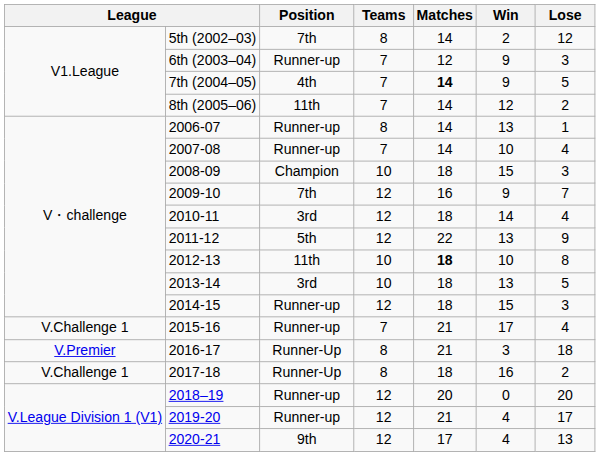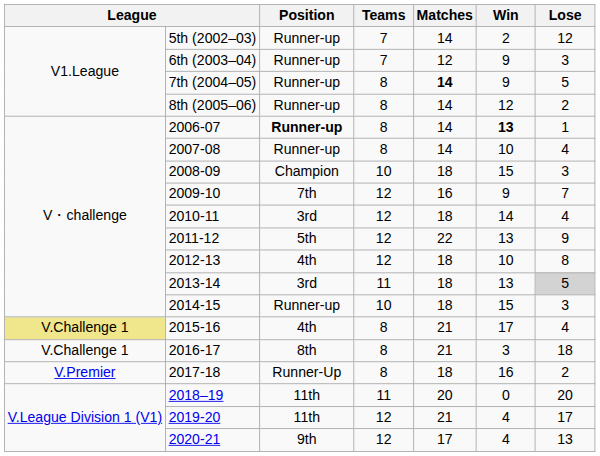(307, 37) 7th -> (307, 37) Runner-up
(384, 37) 8 -> (384, 37) 7
(307, 82) 4th -> (307, 82) Runner-up
(384, 82) 7 -> (384, 82) 8
(307, 104) 11th -> (307, 104) Runner-up
(384, 104) 7 -> (384, 104) 8
(307, 127) normal -> (307, 127) bold
(506, 127) normal -> (506, 127) bold
(384, 149) 7 -> (384, 149) 8
(307, 261) 11th -> (307, 261) 4th
(384, 261) 10 -> (384, 261) 12
(445, 261) bold -> (445, 261) normal
(384, 283) 10 -> (384, 283) 11
(565, 283) no background -> (565, 283) lightgrey background
(384, 305) 12 -> (384, 305) 10
(85, 328) no background -> (85, 328) khaki background
(307, 328) Runner-up -> (307, 328) 4th
(384, 328) 7 -> (384, 328) 8
(85, 350) V.Premier -> (85, 350) V.Challenge 1
(307, 350) Runner-Up -> (307, 350) 8th
(85, 372) V.Challenge 1 -> (85, 372) V.Premier
(307, 395) Runner-up -> (307, 395) 11th
(384, 395) 12 -> (384, 395) 11
(307, 417) Runner-up -> (307, 417) 11th
